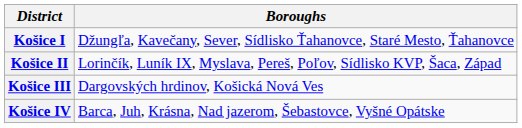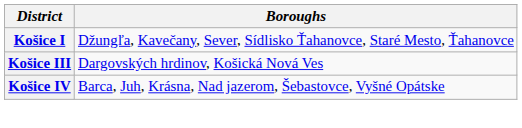- row: (40, 63)
